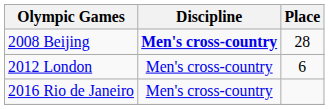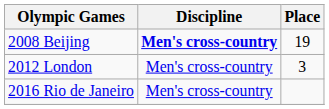(302, 41) 28 -> (302, 41) 19
(302, 66) 6 -> (302, 66) 3
